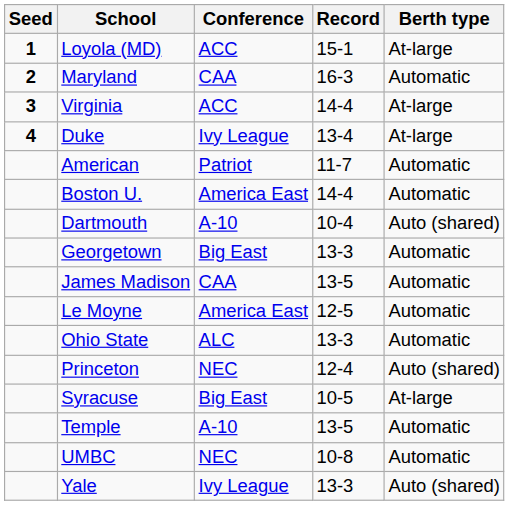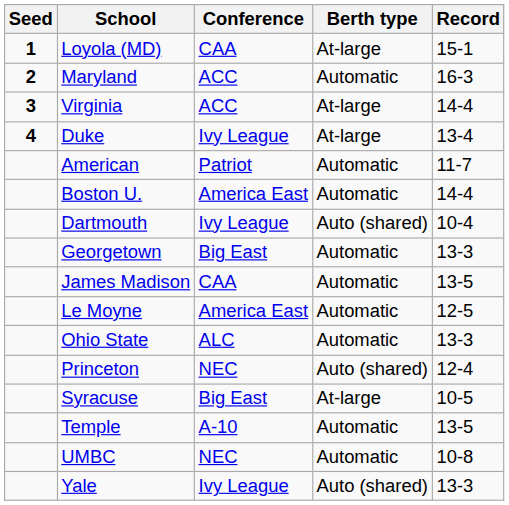columns swapped: (444, 19) <-> (348, 19)
(218, 48) ACC -> (218, 48) CAA
(218, 77) CAA -> (218, 77) ACC
(218, 223) A-10 -> (244, 223) Ivy League
